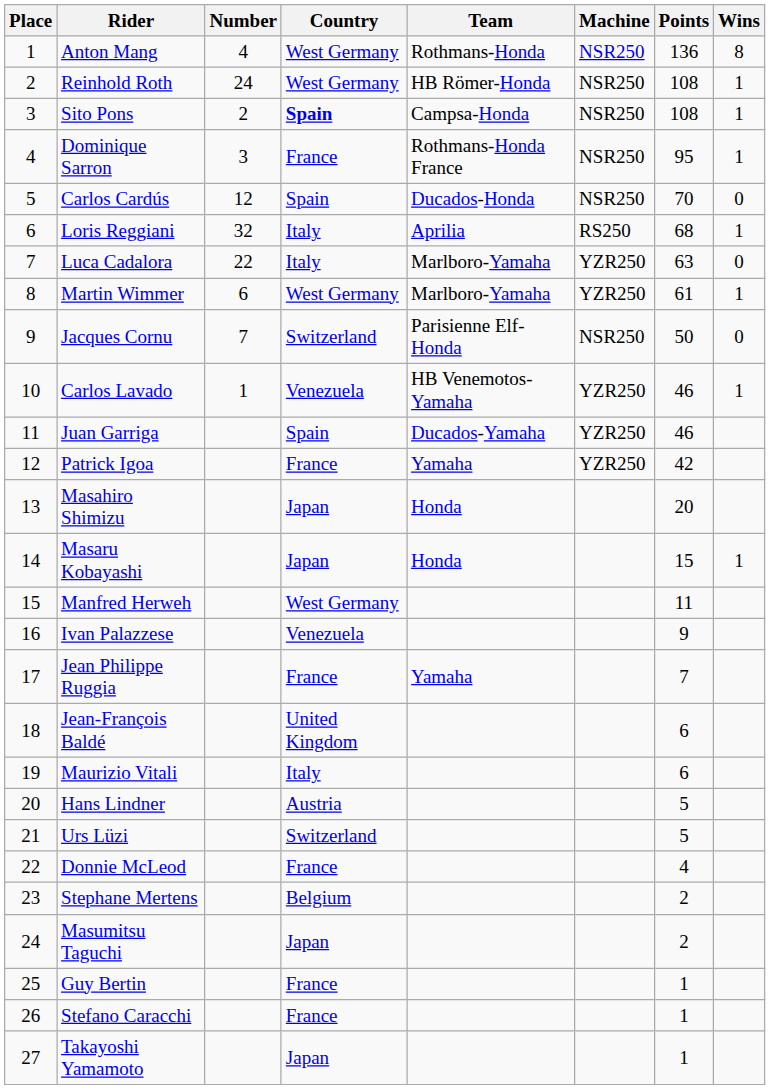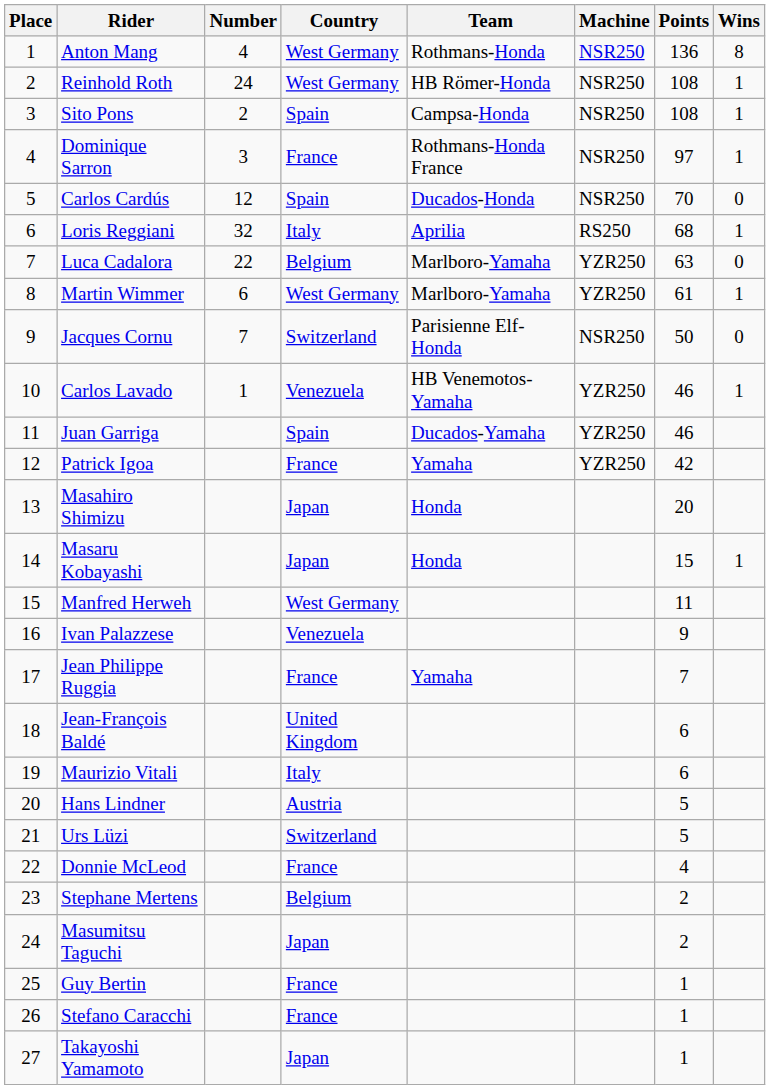(309, 114) bold -> (307, 114) normal
(684, 156) 95 -> (684, 156) 97
(303, 262) Italy -> (319, 262) Belgium
